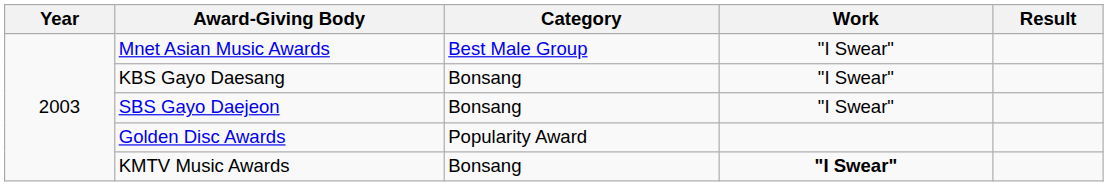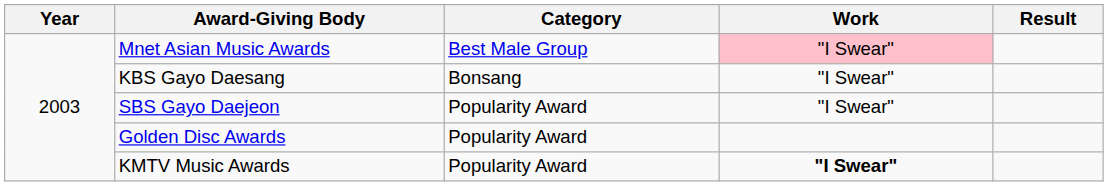(856, 48) no background -> (856, 48) pink background
(485, 107) Bonsang -> (518, 107) Popularity Award
(485, 166) Bonsang -> (518, 166) Popularity Award
